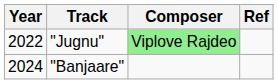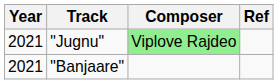(26, 41) 2022 -> (26, 41) 2021
(26, 66) 2024 -> (26, 66) 2021
